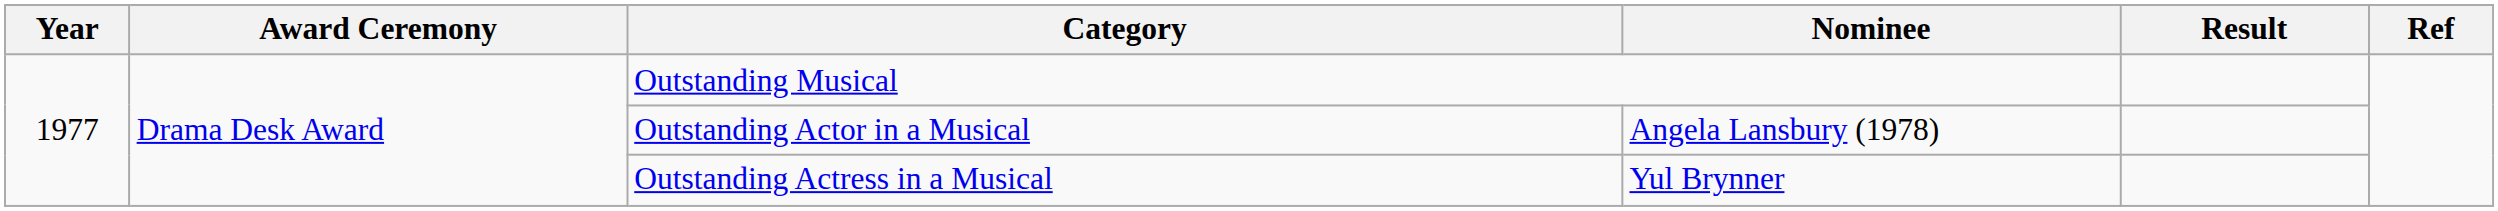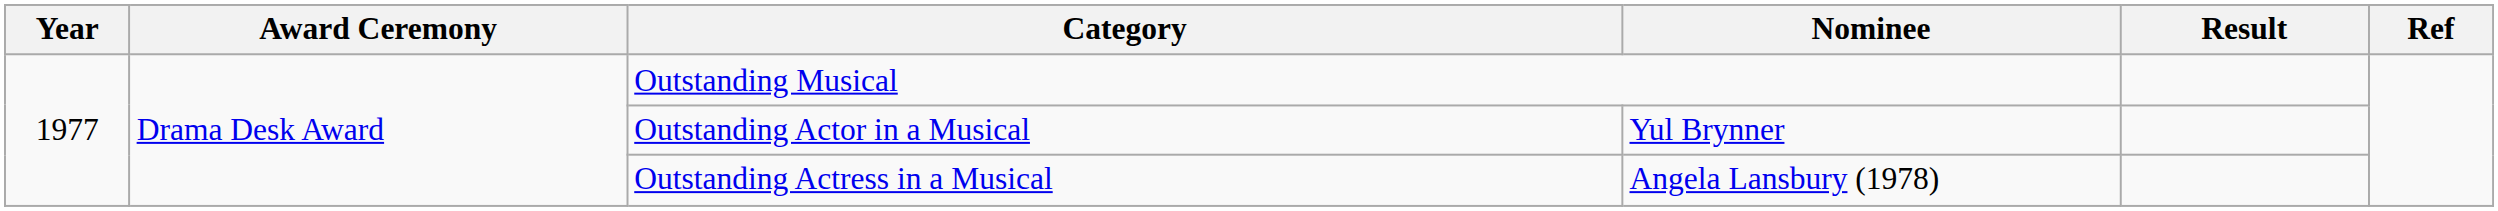(1784, 129) Angela Lansbury (1978) -> (1707, 129) Yul Brynner
(1707, 179) Yul Brynner -> (1784, 179) Angela Lansbury (1978)
